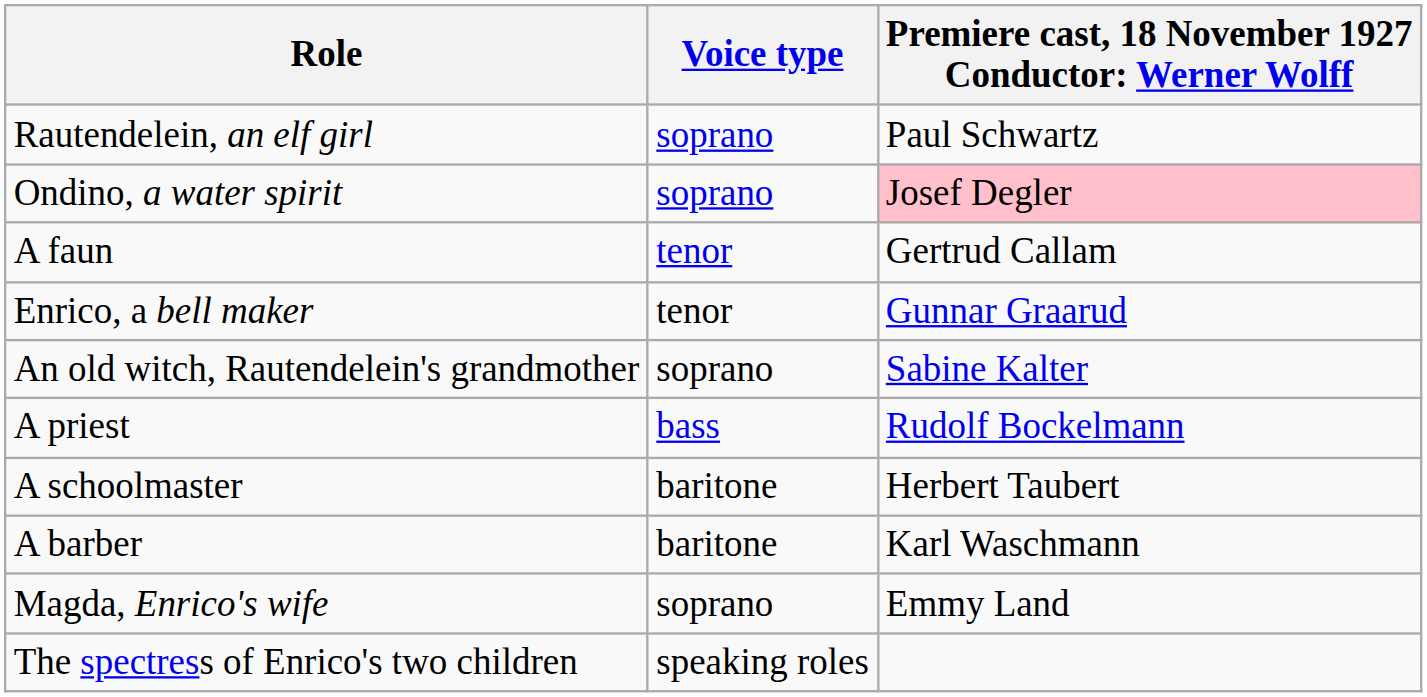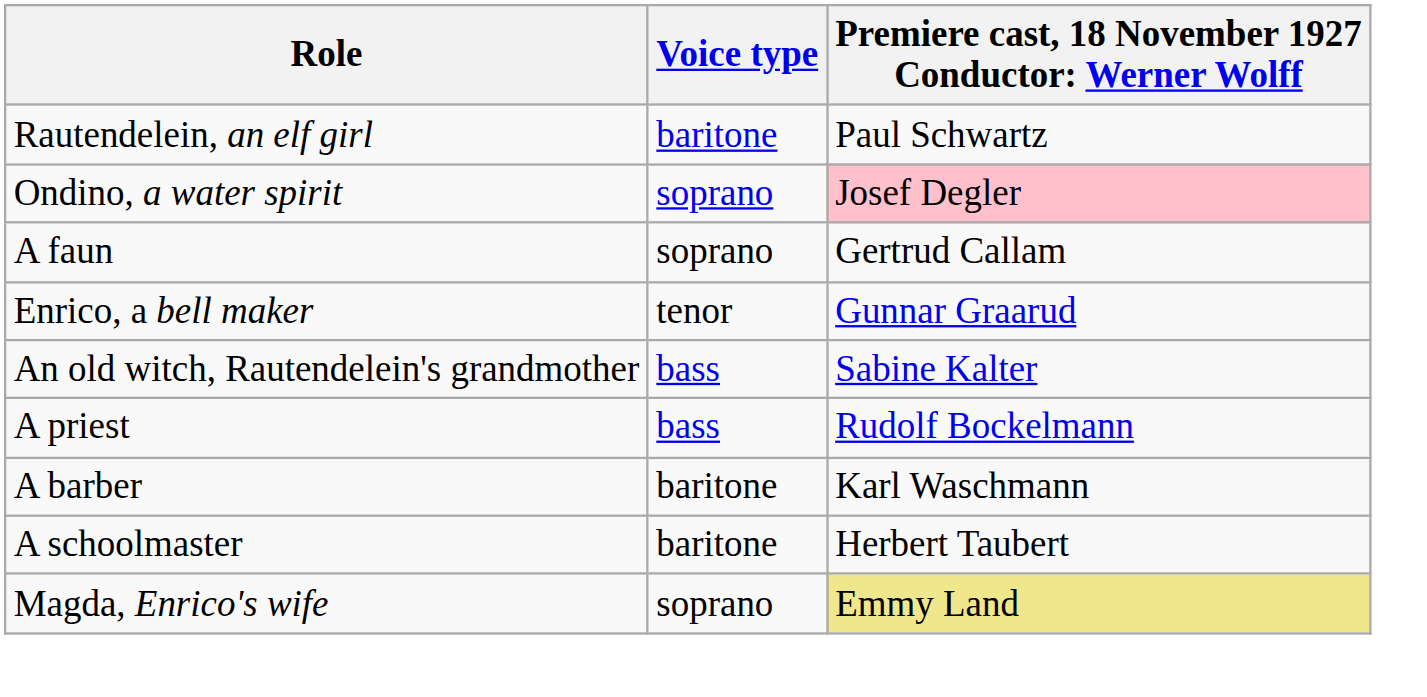(715, 134) soprano -> (717, 134) baritone
(694, 251) tenor -> (715, 251) soprano
(715, 368) soprano -> (688, 368) bass
rows swapped: (128, 485) <-> (78, 544)
(978, 602) no background -> (927, 602) khaki background
- row: (296, 661)
